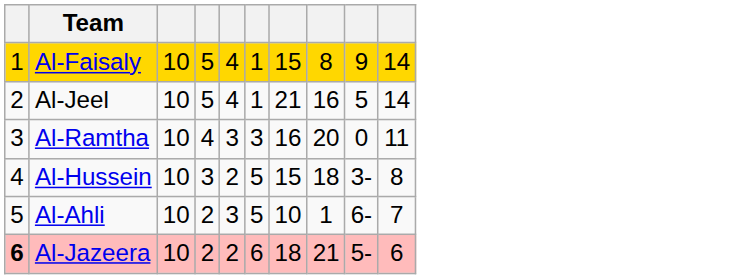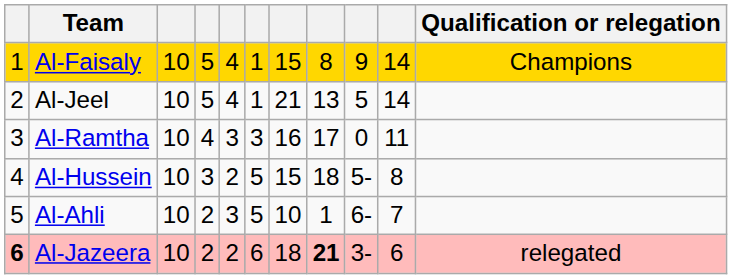+ column: (571, 23)
(326, 100) 16 -> (326, 100) 13
(326, 138) 20 -> (326, 138) 17
(361, 176) 3- -> (361, 176) 5-
(326, 253) normal -> (326, 253) bold
(361, 253) 5- -> (361, 253) 3-
